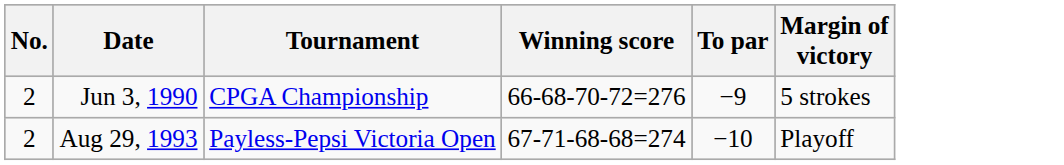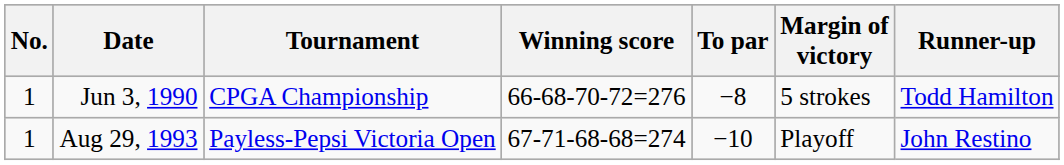+ column: (977, 40)
(29, 96) 2 -> (29, 96) 1
(733, 96) −9 -> (733, 96) −8
(29, 138) 2 -> (29, 138) 1
